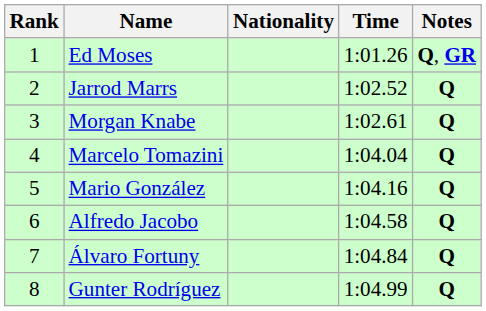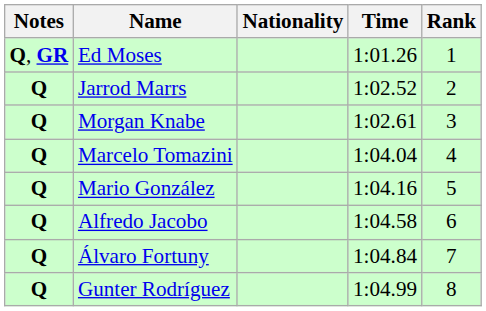columns swapped: (34, 21) <-> (447, 21)
